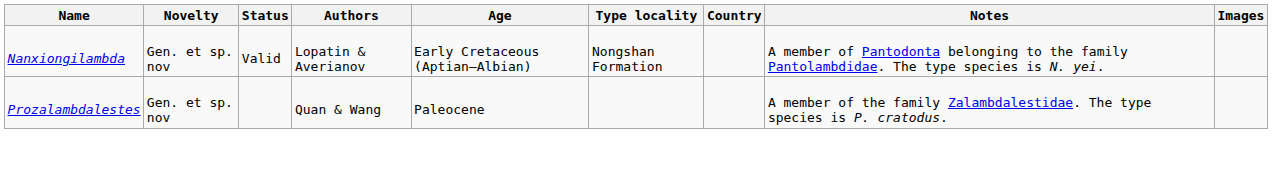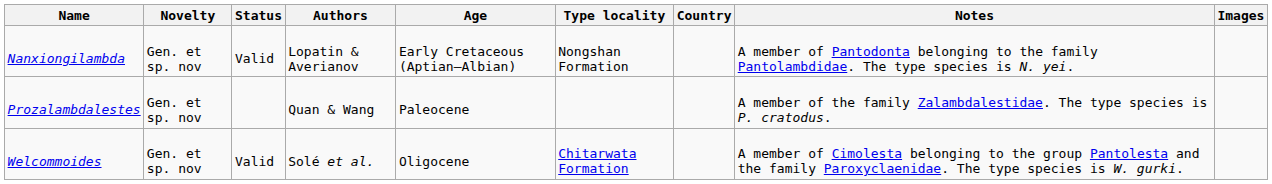+ row: (55, 161)
